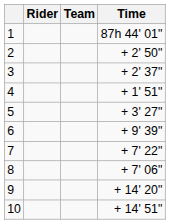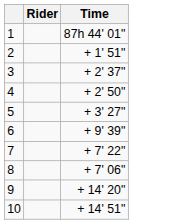- column: (79, 14)
(142, 53) + 2' 50" -> (105, 53) + 1' 51"
(142, 92) + 1' 51" -> (105, 92) + 2' 50"
